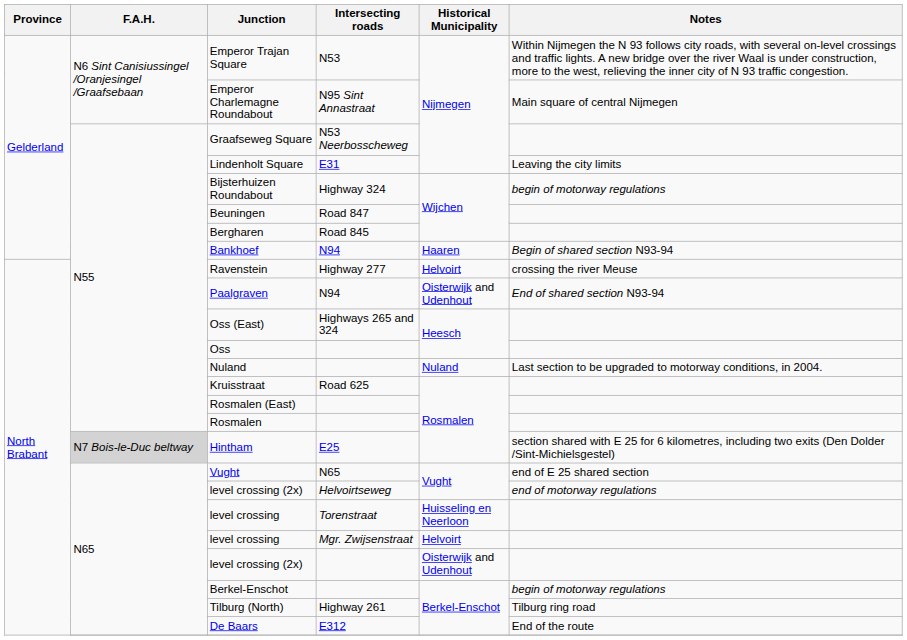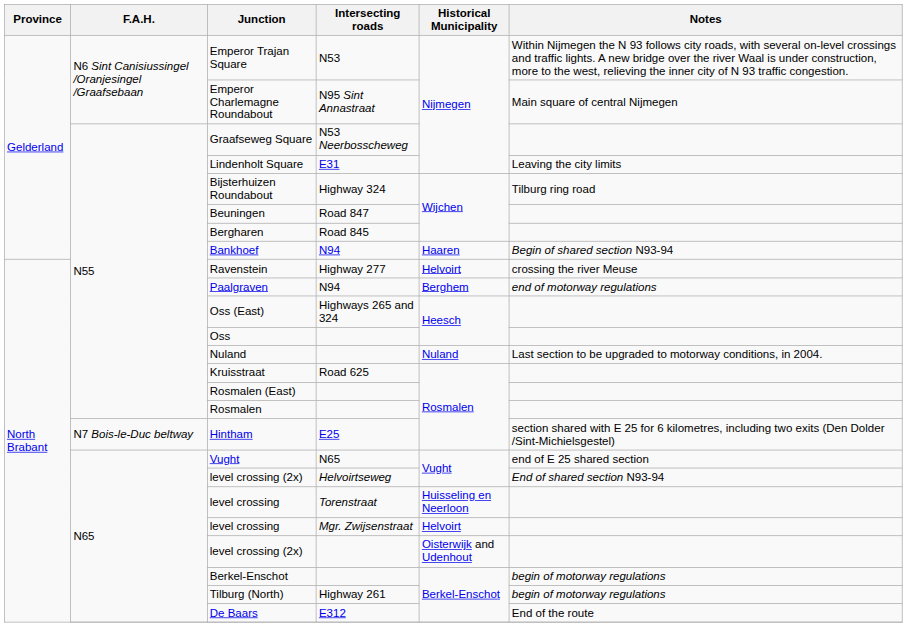(589, 189) begin of motorway regulations -> (554, 189) Tilburg ring road
(458, 293) Oisterwijk and Udenhout -> (445, 287) Berghem
(588, 293) End of shared section N93-94 -> (584, 287) end of motorway regulations
(133, 447) lightgrey background -> (133, 434) no background
(584, 490) end of motorway regulations -> (588, 477) End of shared section N93-94
(554, 607) Tilburg ring road -> (589, 594) begin of motorway regulations
